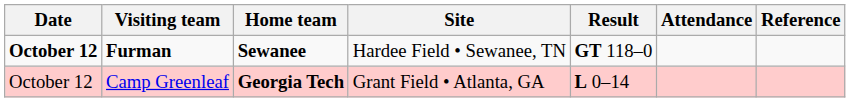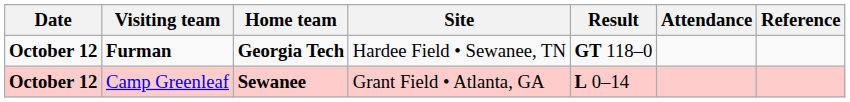(272, 50) Sewanee -> (291, 50) Georgia Tech
(51, 81) normal -> (53, 81) bold
(291, 81) Georgia Tech -> (272, 81) Sewanee
